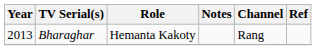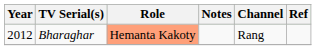(20, 34) 2013 -> (20, 34) 2012
(153, 34) no background -> (153, 34) lightsalmon background
